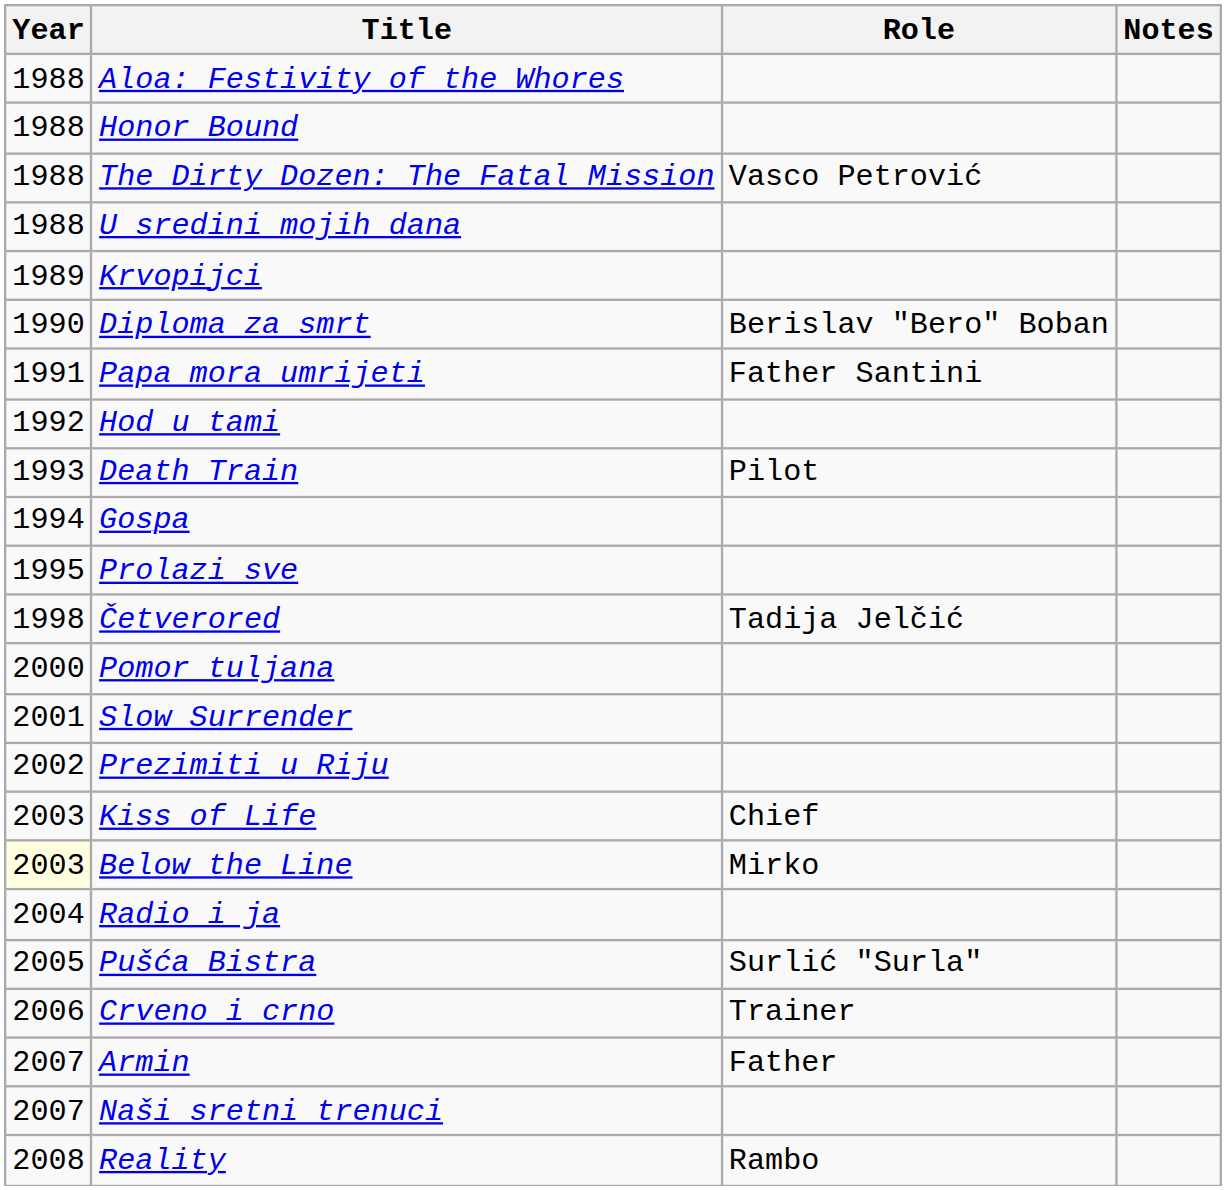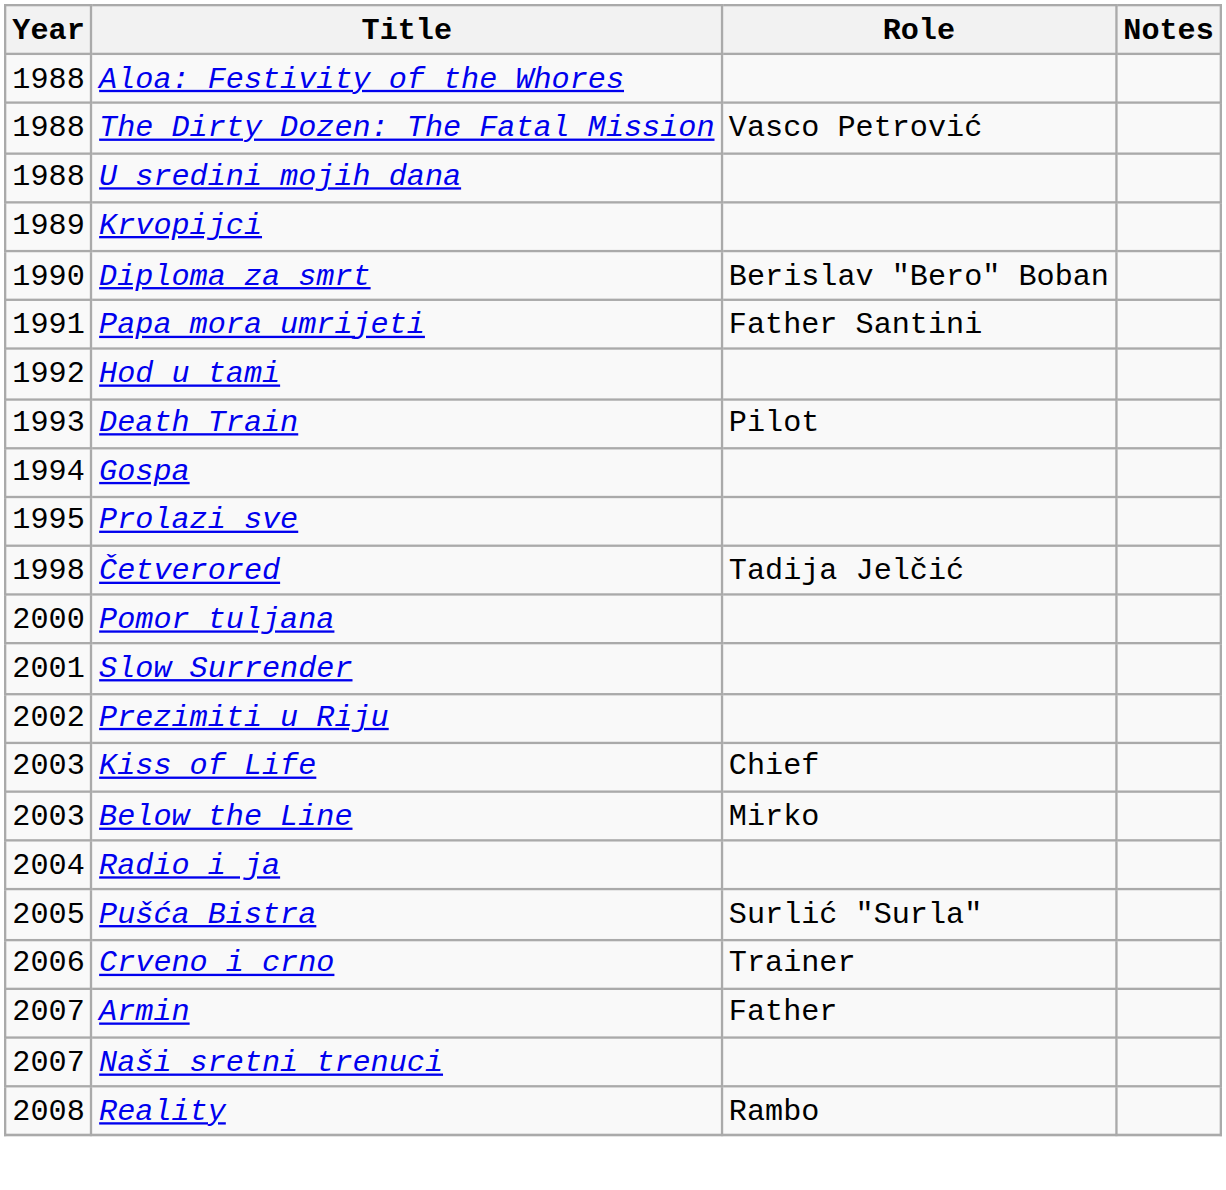- row: (199, 128)
(49, 865) lightyellow background -> (49, 816) no background
